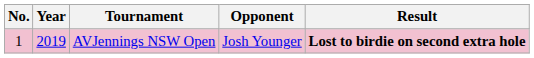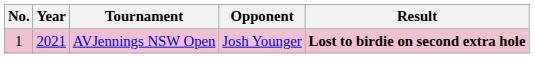(51, 41) 2019 -> (51, 41) 2021
